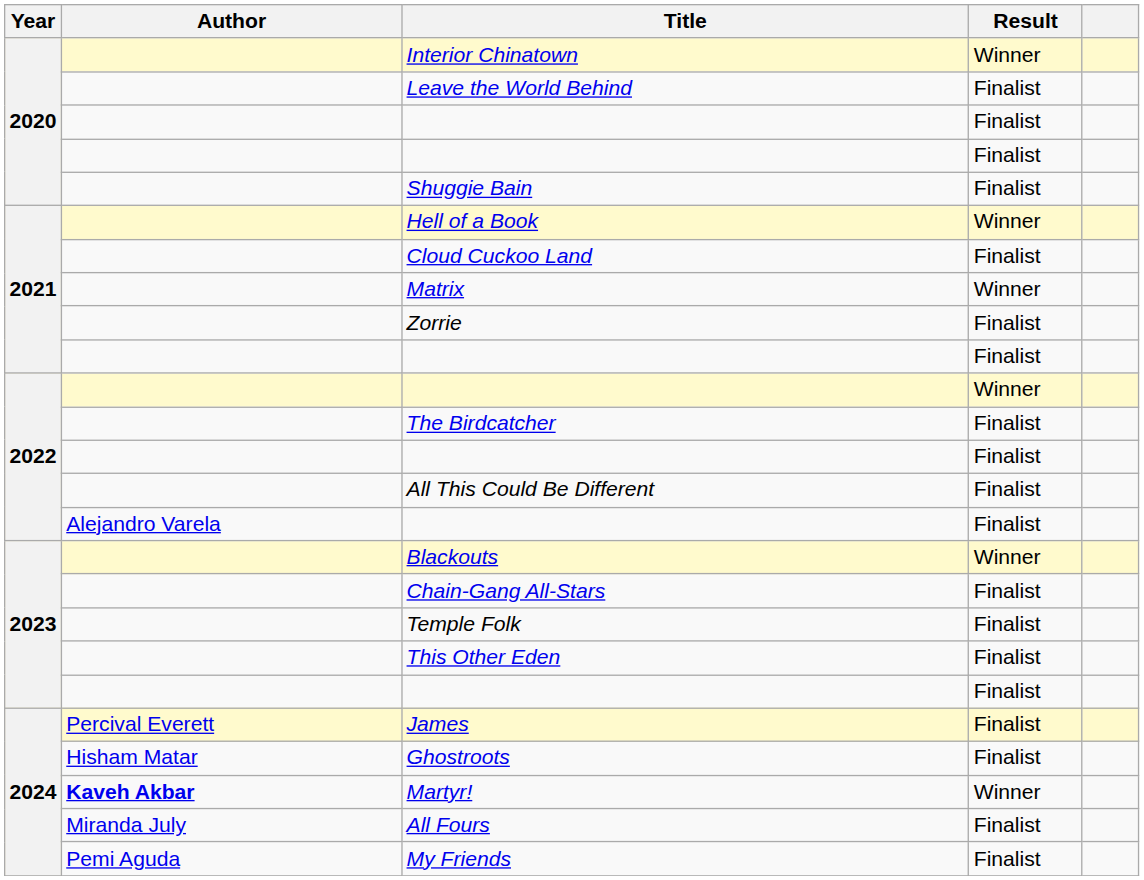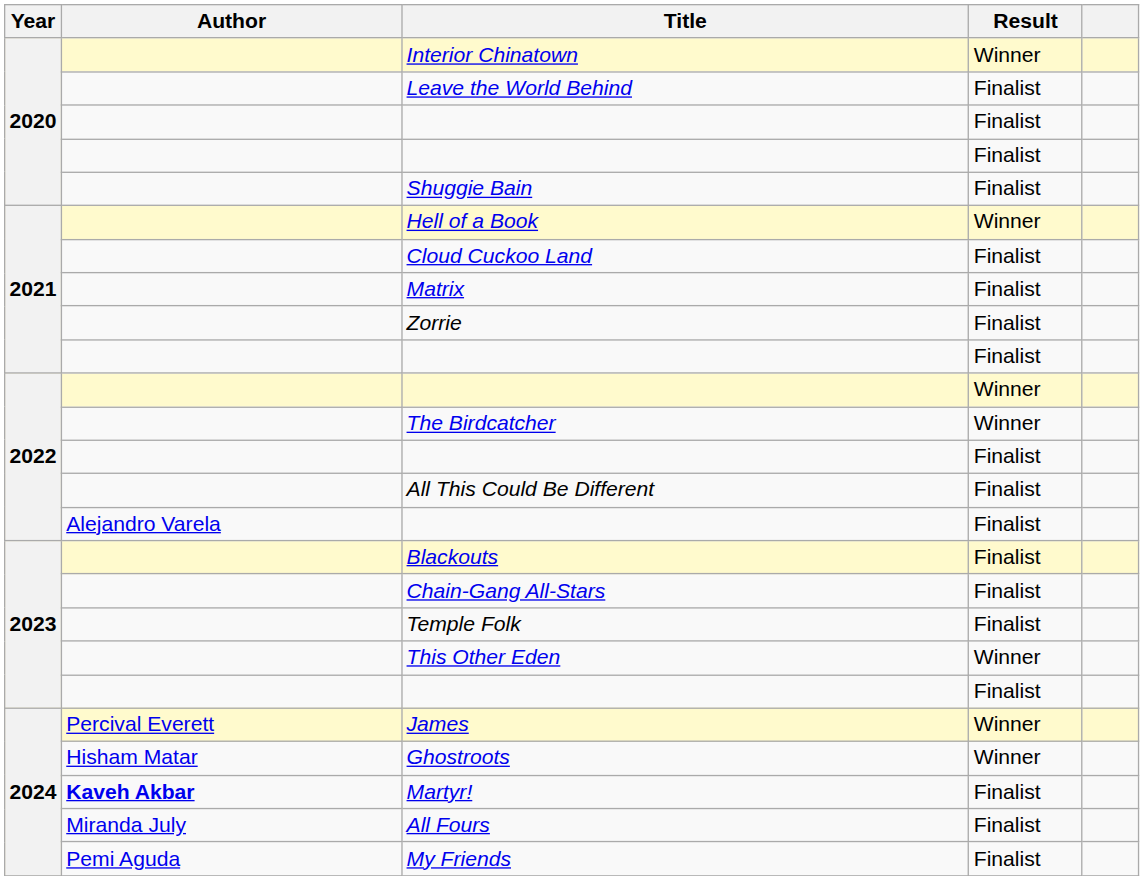(1007, 289) Winner -> (1007, 289) Finalist
(1007, 423) Finalist -> (1007, 423) Winner
(1007, 557) Winner -> (1007, 557) Finalist
(1007, 657) Finalist -> (1007, 657) Winner
(1007, 724) Finalist -> (1007, 724) Winner
(1007, 758) Finalist -> (1007, 758) Winner
(1007, 791) Winner -> (1007, 791) Finalist
